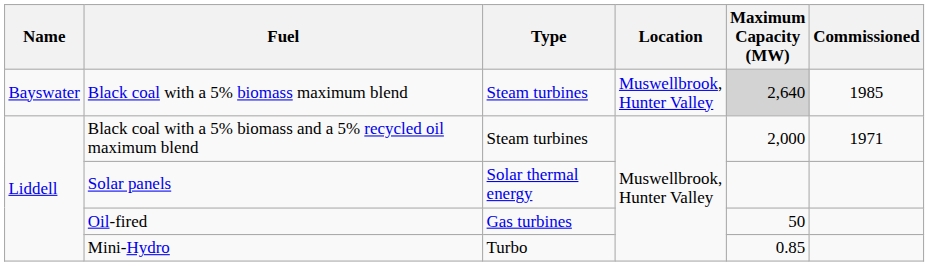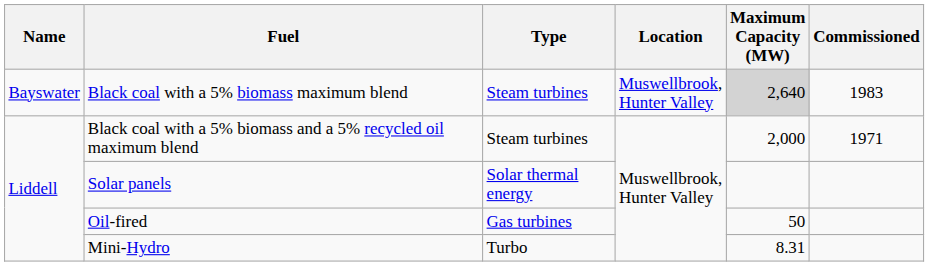(866, 92) 1985 -> (866, 92) 1983
(790, 247) 0.85 -> (790, 247) 8.31
